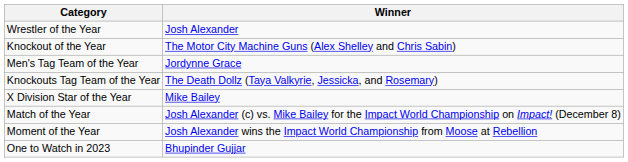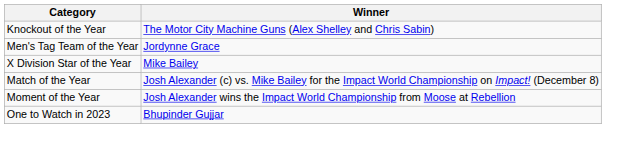- row: (54, 30)
- row: (83, 81)
